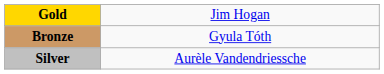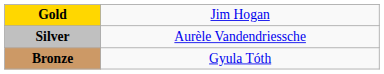rows swapped: (53, 58) <-> (53, 36)
